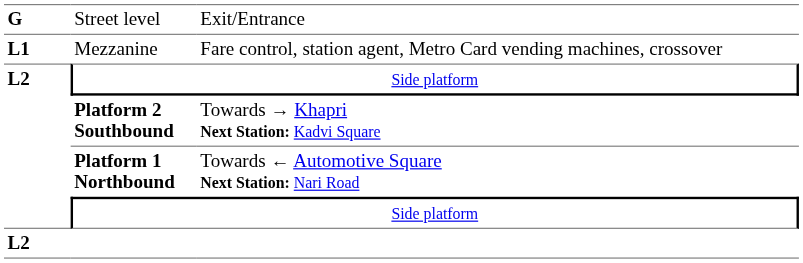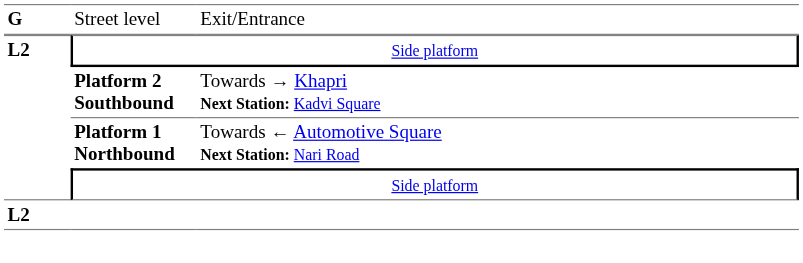- row: (116, 49)
